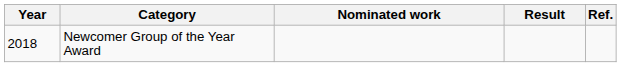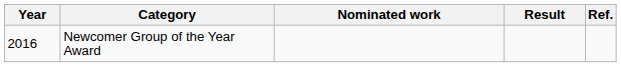(22, 43) 2018 -> (22, 43) 2016
